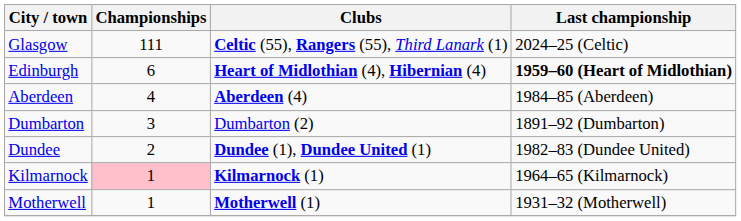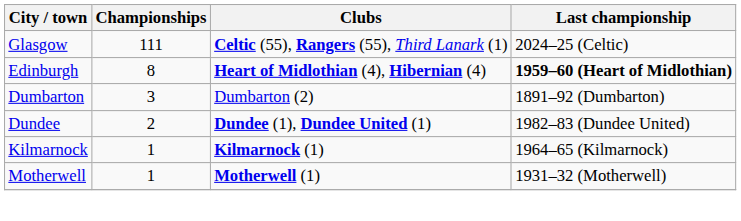(151, 70) 6 -> (151, 70) 8
- row: (41, 96)
(151, 176) pink background -> (151, 149) no background
